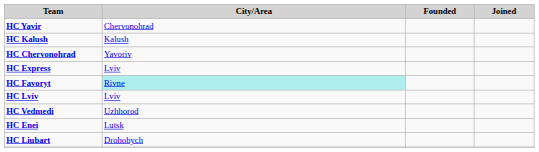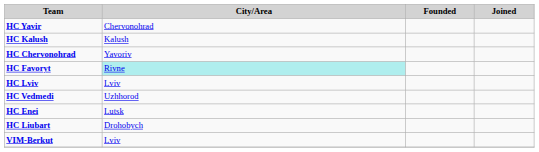- row: (28, 69)
+ row: (30, 140)
